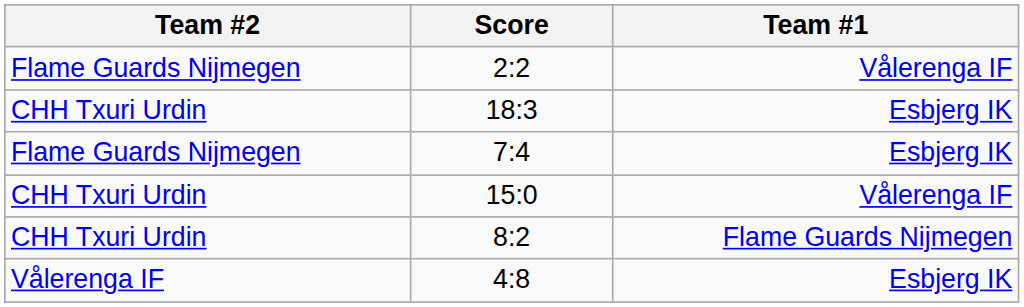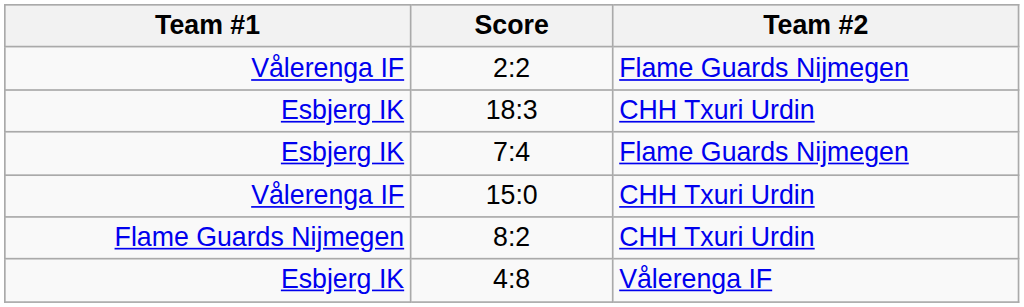columns swapped: (816, 25) <-> (208, 25)
